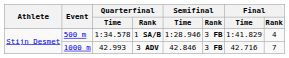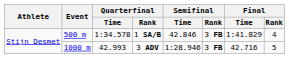(183, 35) 1:28.946 -> (183, 35) 42.846
(183, 47) 42.846 -> (183, 47) 1:28.946
(274, 47) 7 -> (274, 47) 5
